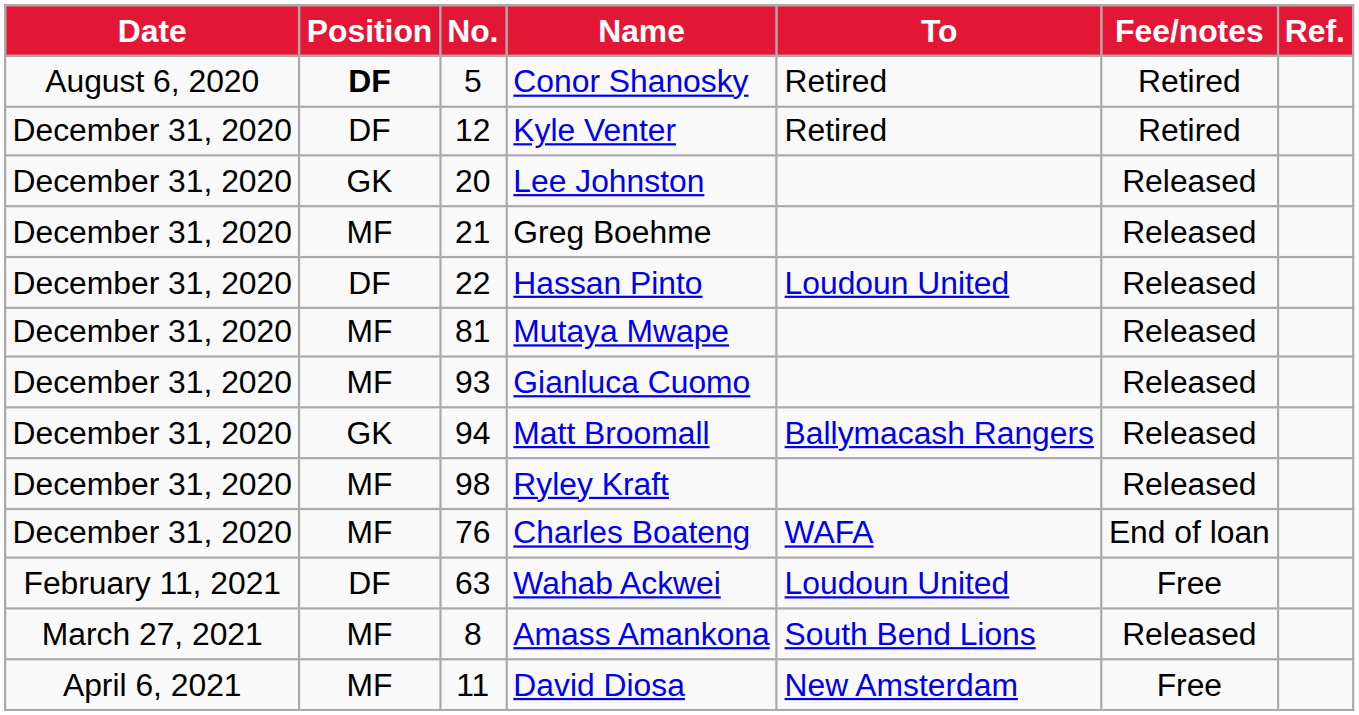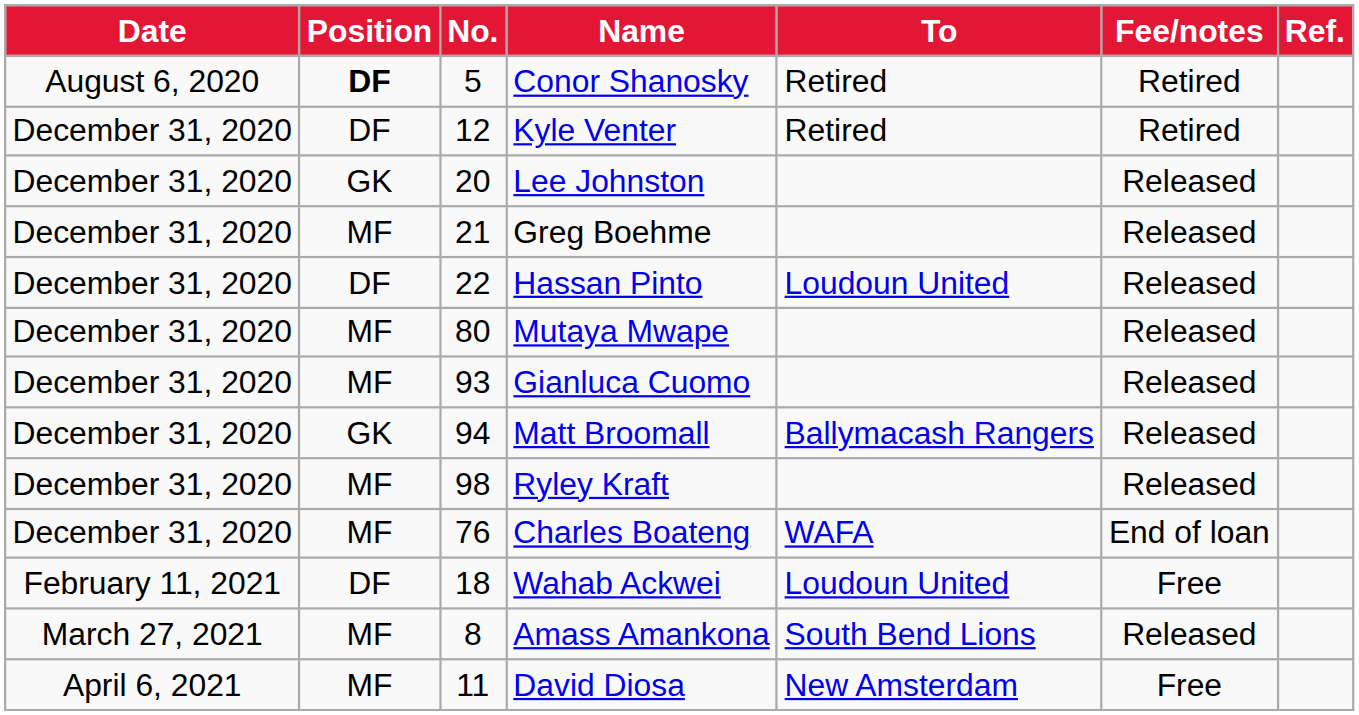(473, 332) 81 -> (473, 332) 80
(473, 584) 63 -> (473, 584) 18
